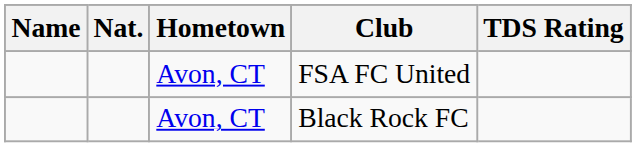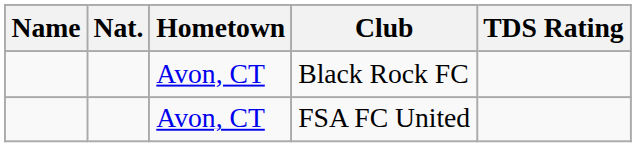rows swapped: (383, 118) <-> (384, 73)
